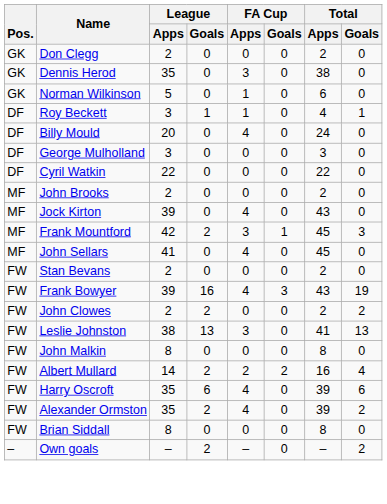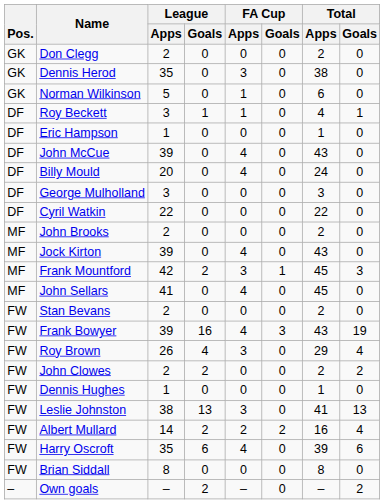+ row: (79, 133)
+ row: (74, 152)
+ row: (70, 350)
+ row: (82, 390)
- row: (73, 350)
- row: (93, 410)
